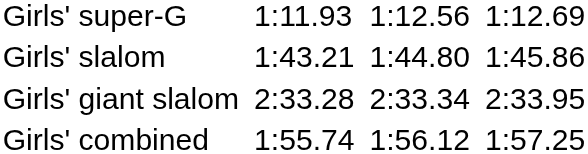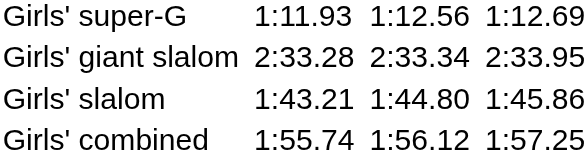rows swapped: (121, 98) <-> (84, 57)
